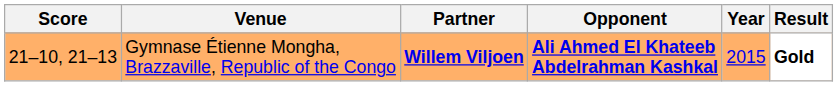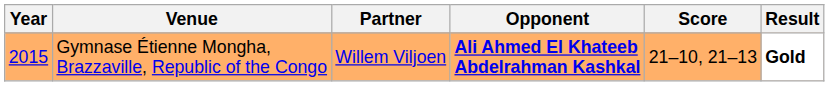columns swapped: (746, 19) <-> (63, 19)
(464, 57) bold -> (391, 57) normal
